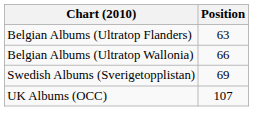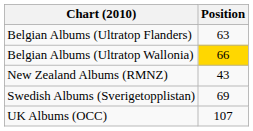(223, 55) no background -> (223, 55) gold background
+ row: (88, 75)
